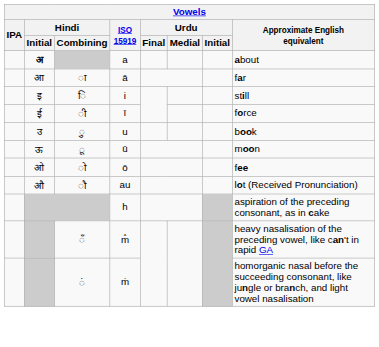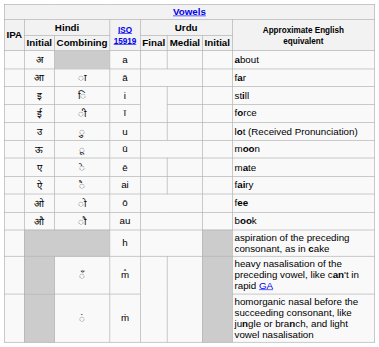(39, 60) bold -> (39, 60) normal
(246, 131) book -> (296, 131) lot (Received Pronunciation)
+ row: (125, 167)
+ row: (125, 185)
(296, 185) lot (Received Pronunciation) -> (246, 221) book
